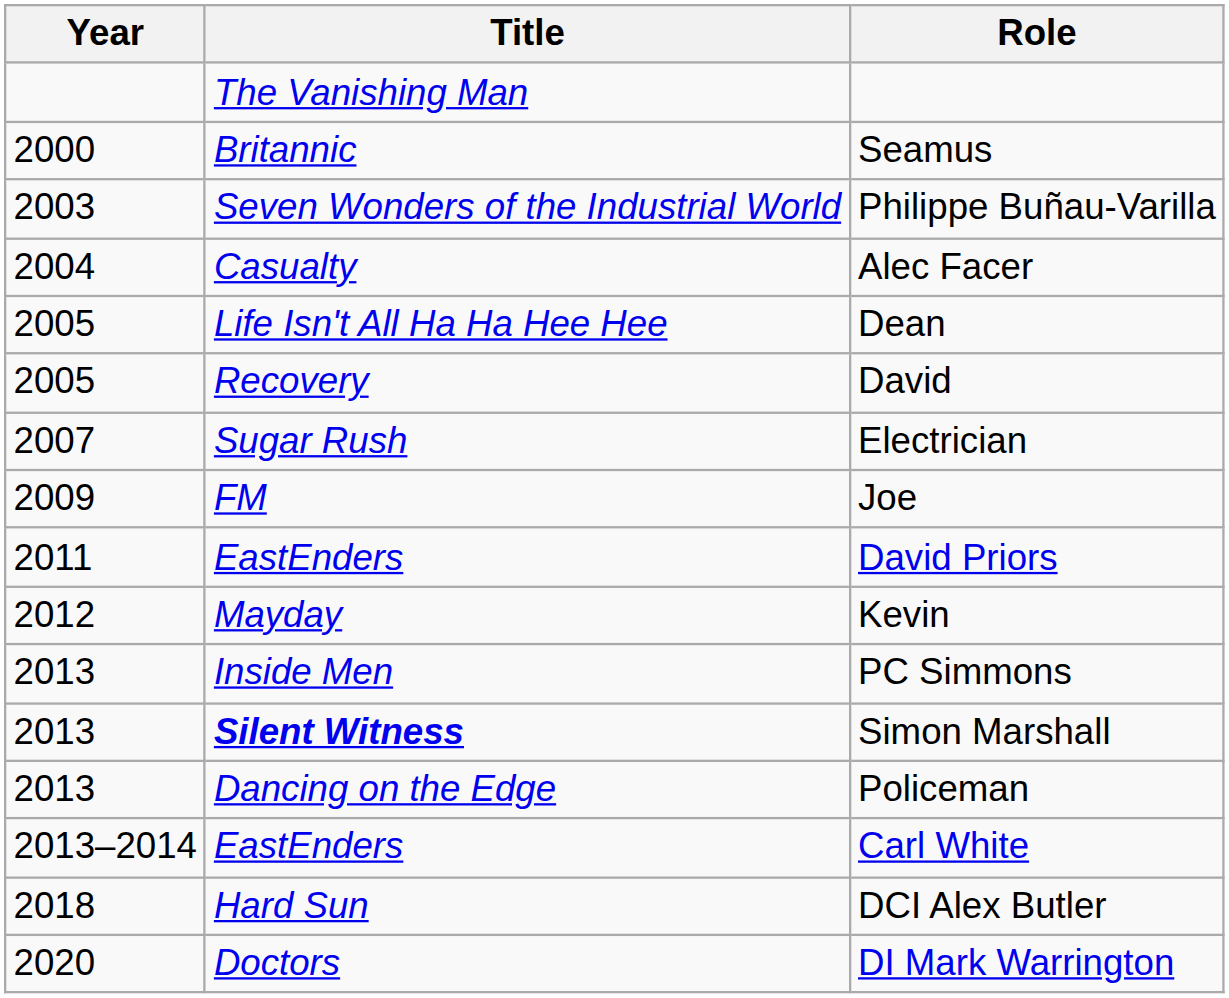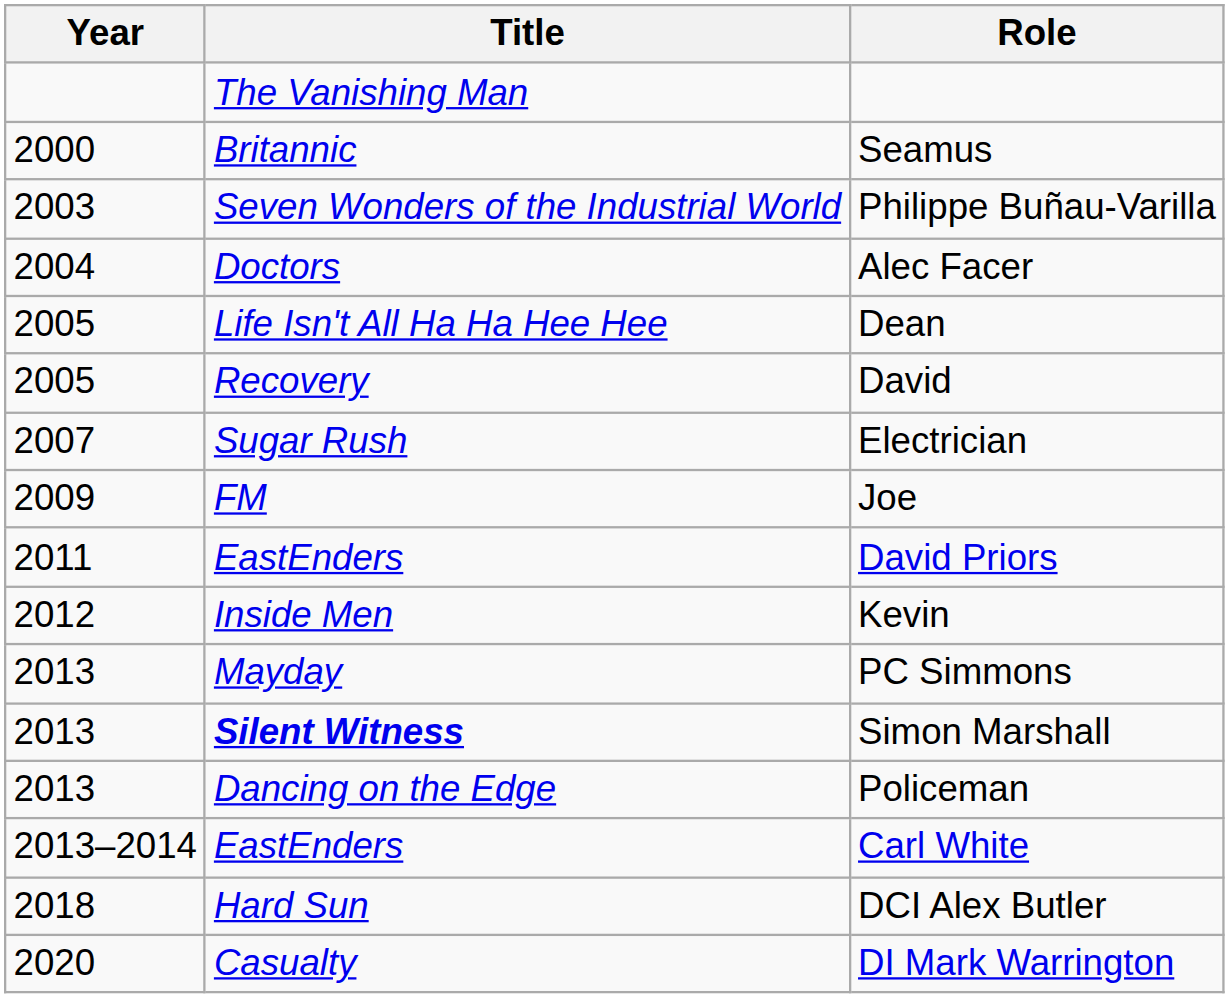(285, 265) Casualty -> (277, 265) Doctors
(278, 614) Mayday -> (304, 614) Inside Men
(304, 672) Inside Men -> (278, 672) Mayday
(277, 963) Doctors -> (285, 963) Casualty
